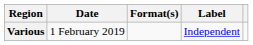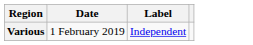- column: (154, 13)
